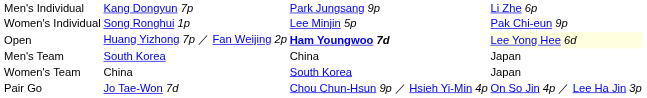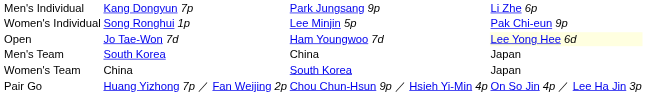(195, 40) Huang Yizhong 7p ／ Fan Weijing 2p -> (141, 39) Jo Tae-Won 7d
(340, 40) bold -> (337, 39) normal
(141, 88) Jo Tae-Won 7d -> (195, 86) Huang Yizhong 7p ／ Fan Weijing 2p
